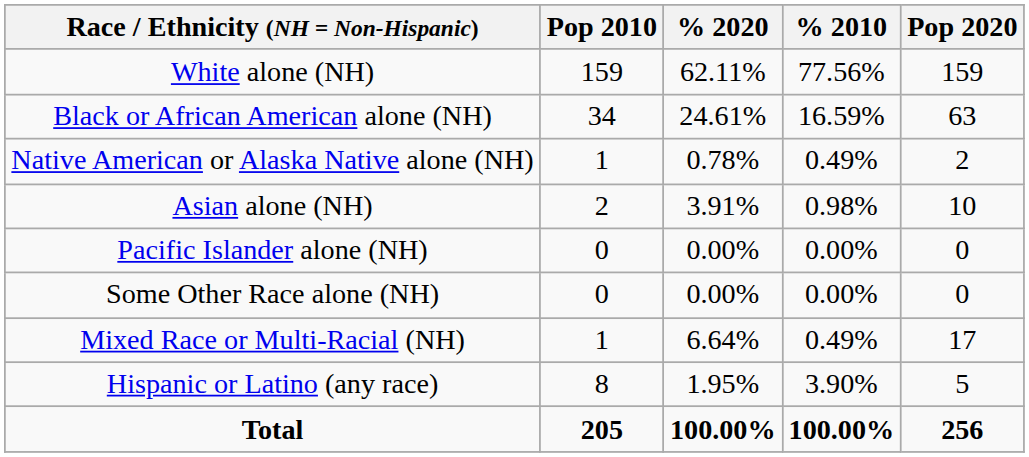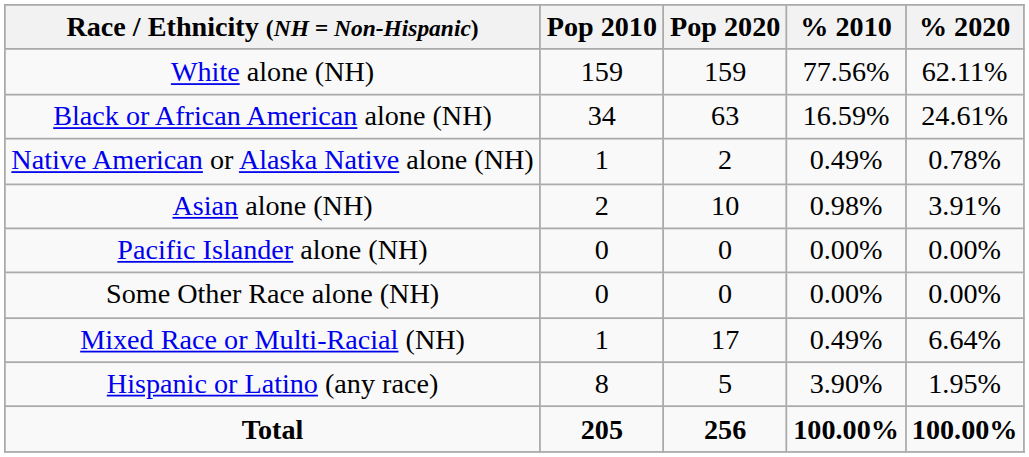columns swapped: (962, 26) <-> (723, 26)
